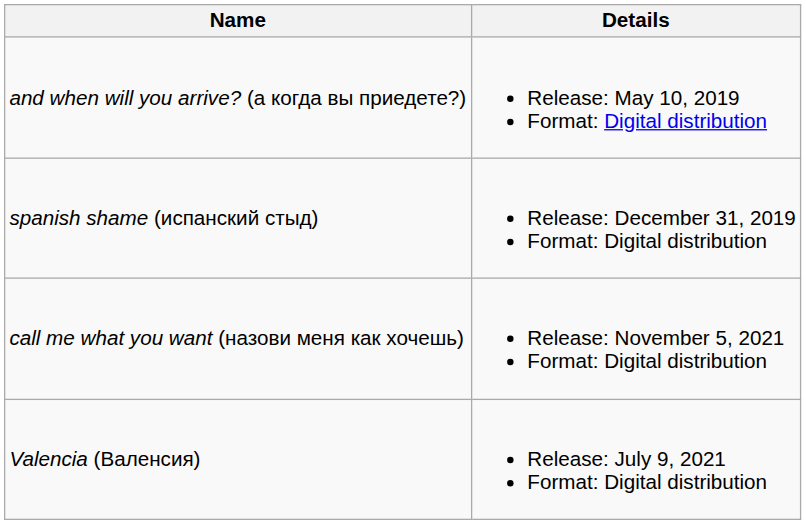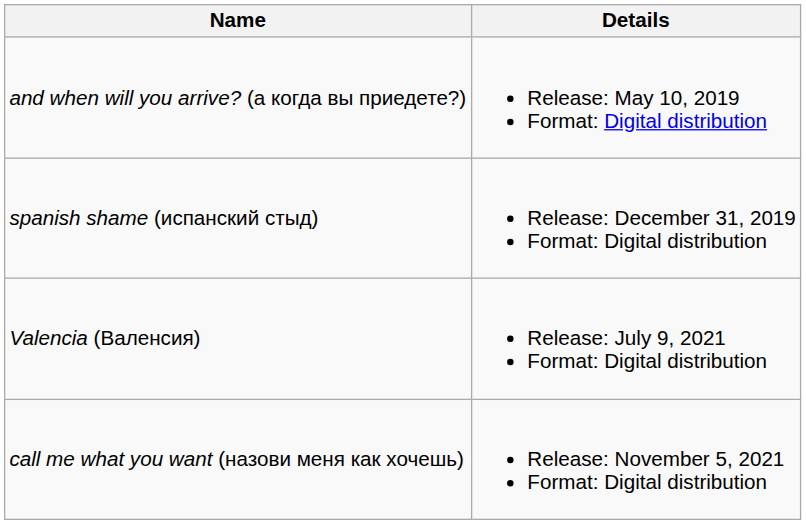rows swapped: (105, 458) <-> (237, 338)
